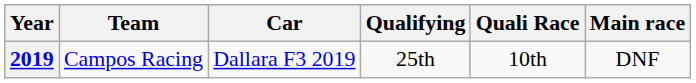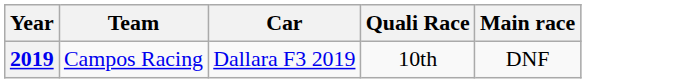- column: (416, 22)
